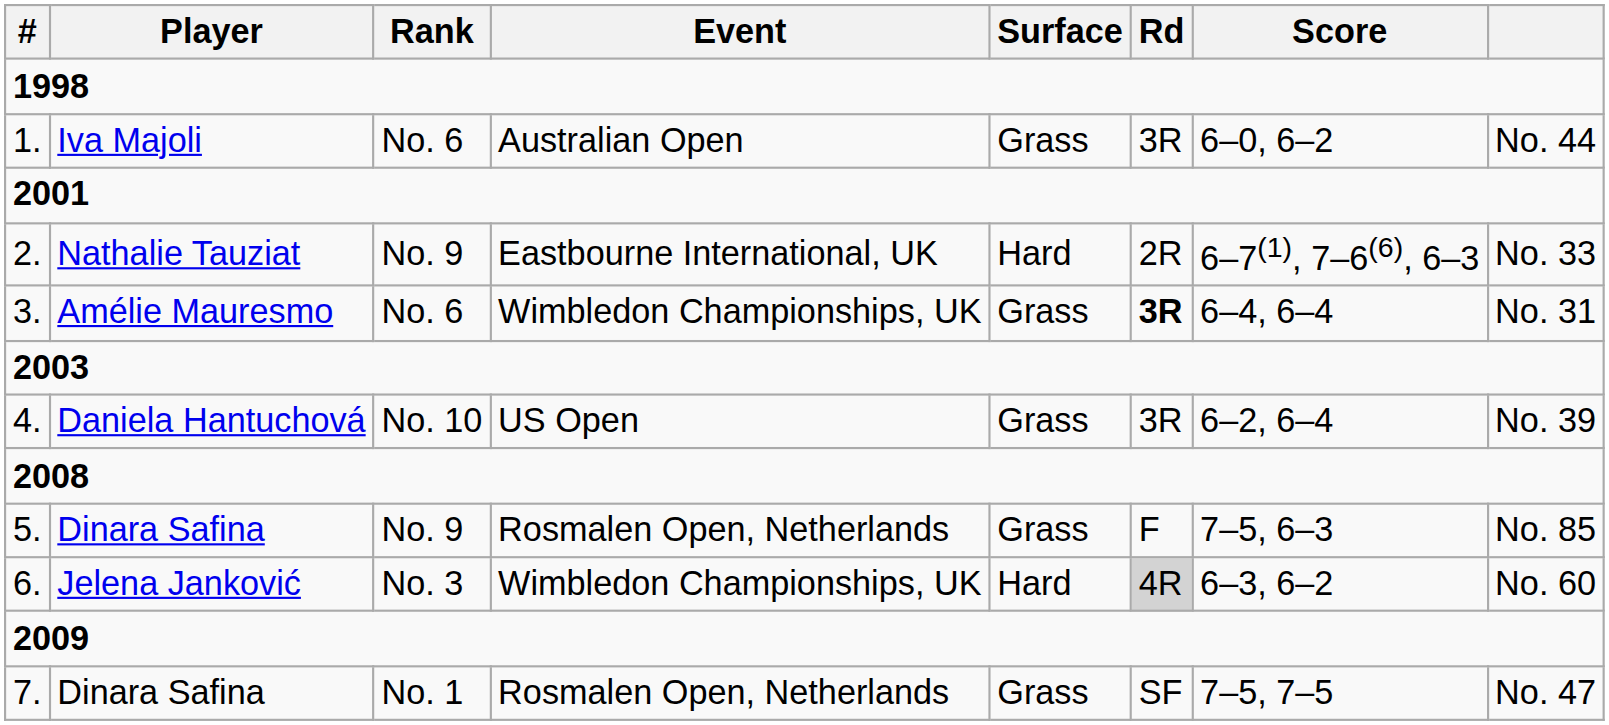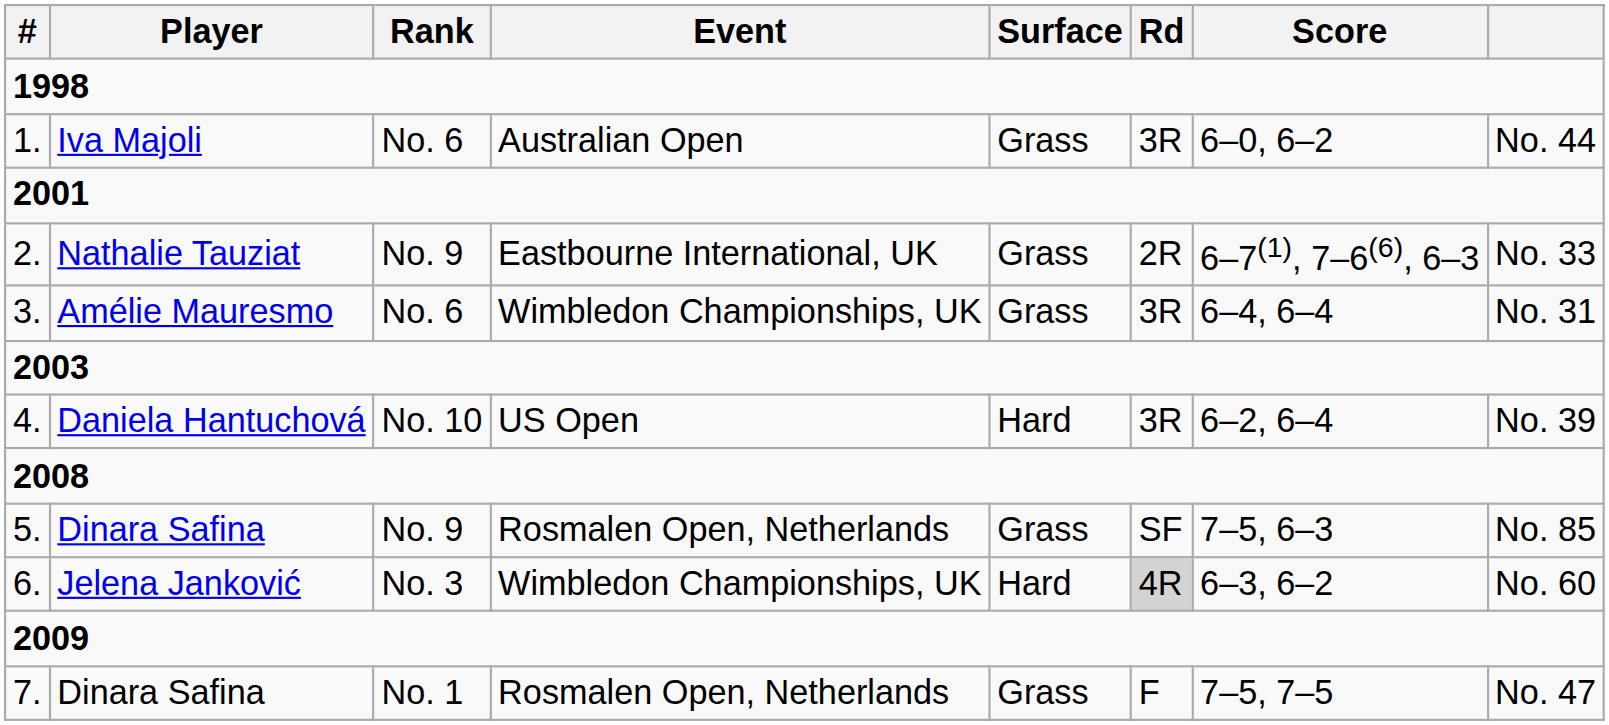(1034, 253) Hard -> (1043, 253) Grass
(1161, 312) bold -> (1161, 312) normal
(1043, 421) Grass -> (1034, 421) Hard
(1149, 529) F -> (1161, 529) SF
(1161, 692) SF -> (1149, 692) F
